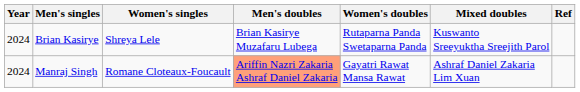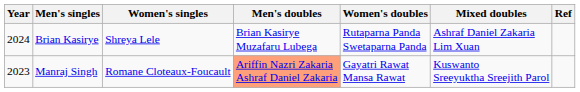(491, 39) Kuswanto Sreeyuktha Sreejith Parol -> (484, 39) Ashraf Daniel Zakaria Lim Xuan
(18, 71) 2024 -> (18, 71) 2023
(484, 71) Ashraf Daniel Zakaria Lim Xuan -> (491, 71) Kuswanto Sreeyuktha Sreejith Parol
